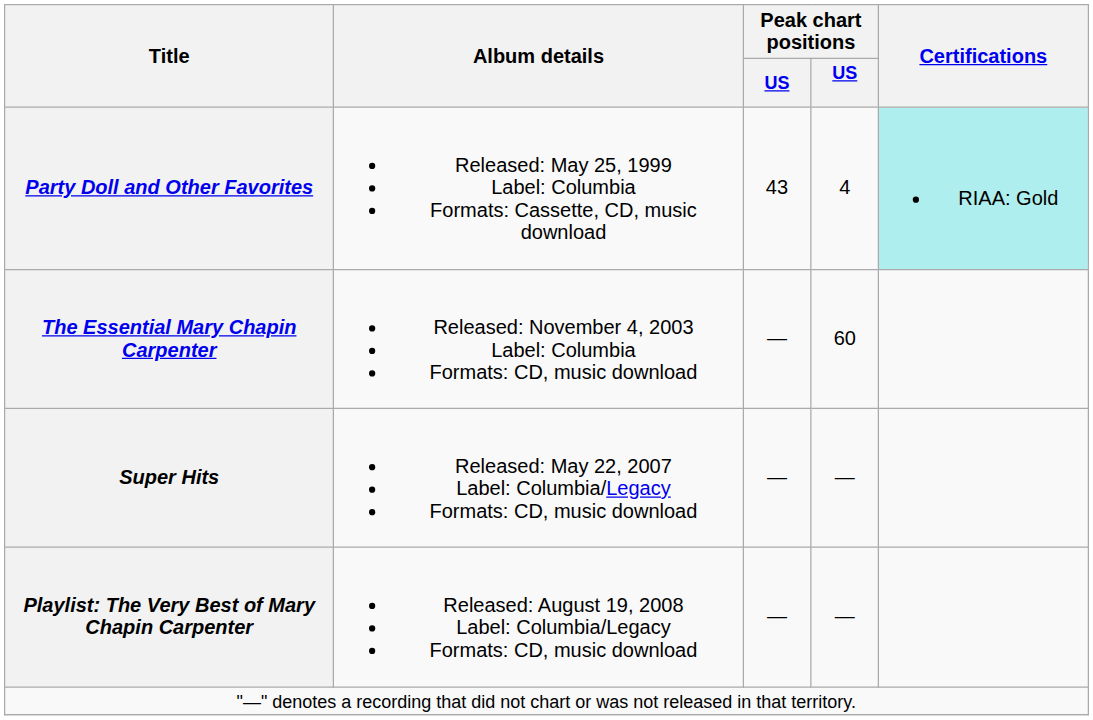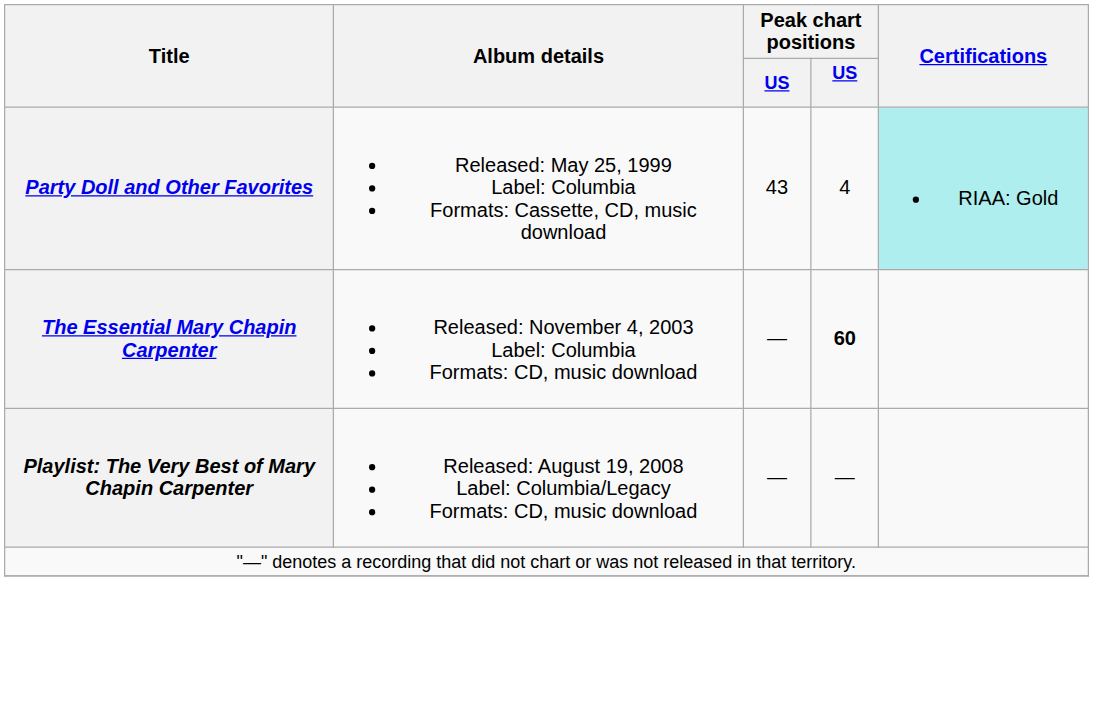(845, 338) normal -> (845, 338) bold
- row: (169, 477)
